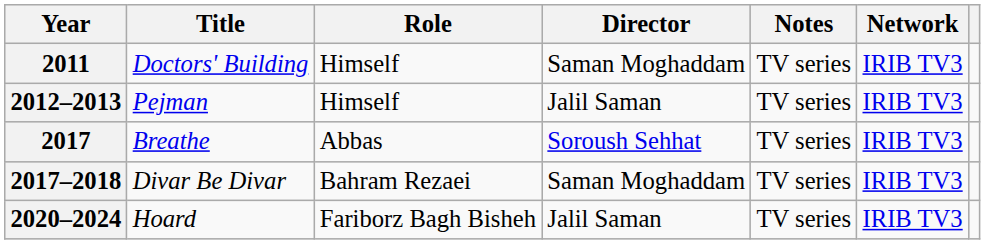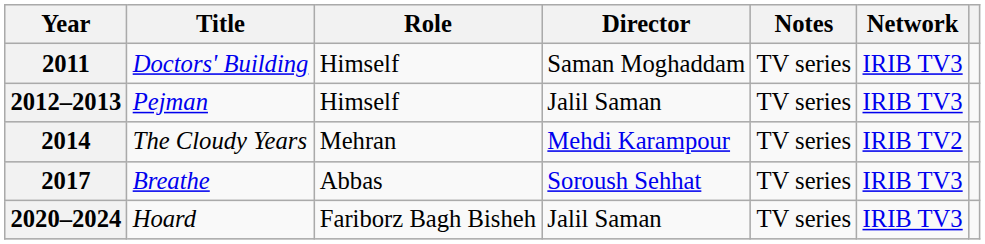+ row: (66, 141)
- row: (66, 180)
